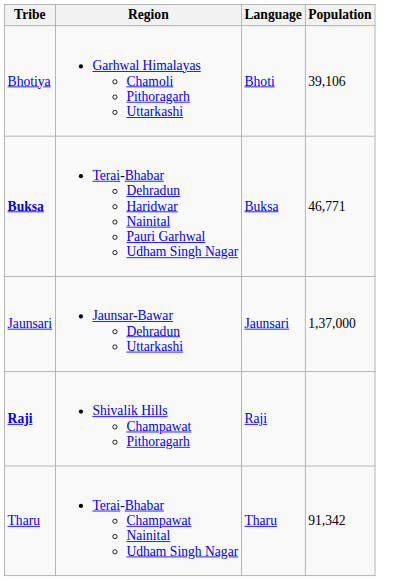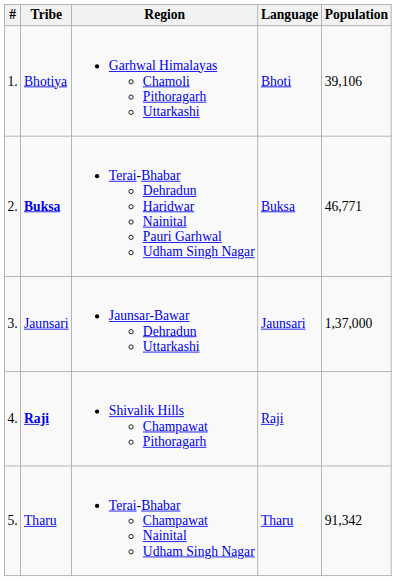+ column: (13, 15)
